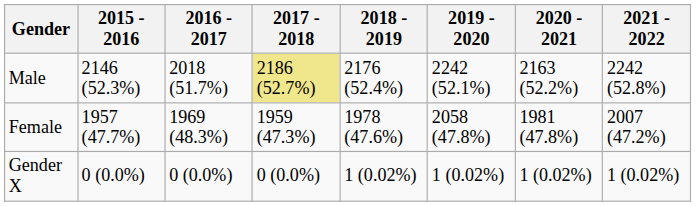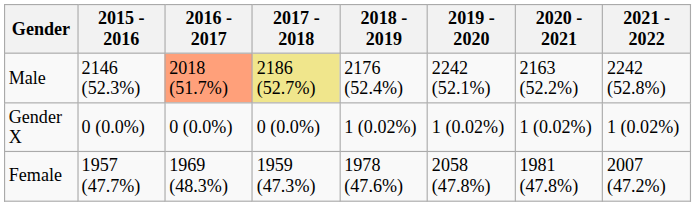(199, 78) no background -> (199, 78) lightsalmon background
rows swapped: (35, 127) <-> (35, 176)
